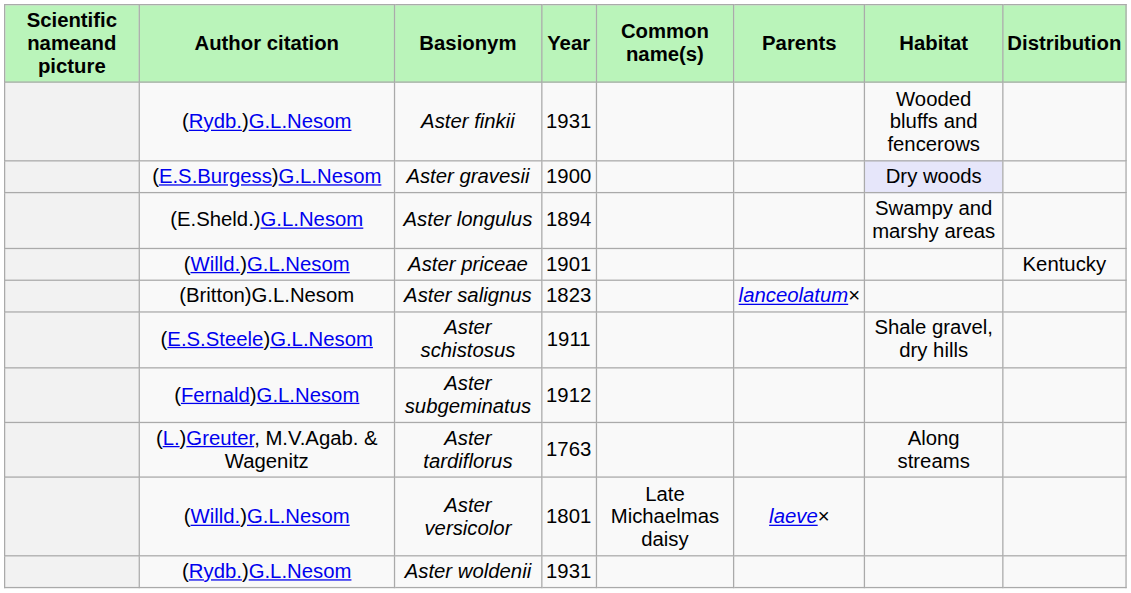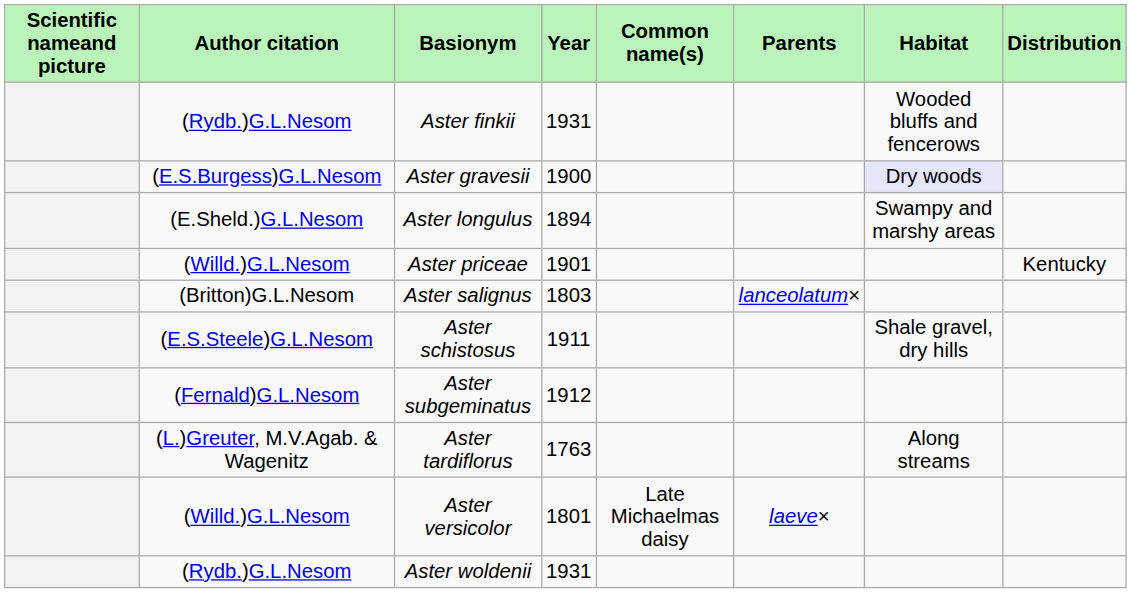(569, 296) 1823 -> (569, 296) 1803
